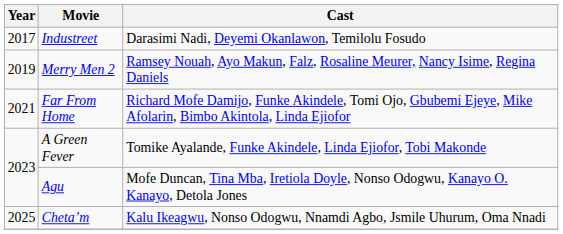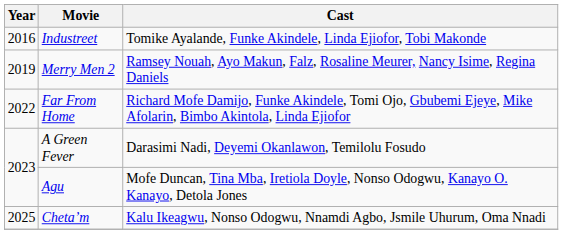(21, 38) 2017 -> (21, 38) 2016
(276, 38) Darasimi Nadi, Deyemi Okanlawon, Temilolu Fosudo -> (306, 38) Tomike Ayalande, Funke Akindele, Linda Ejiofor, Tobi Makonde
(21, 109) 2021 -> (21, 109) 2022
(306, 148) Tomike Ayalande, Funke Akindele, Linda Ejiofor, Tobi Makonde -> (276, 148) Darasimi Nadi, Deyemi Okanlawon, Temilolu Fosudo
